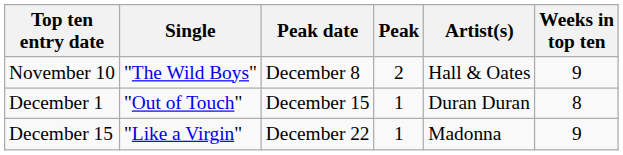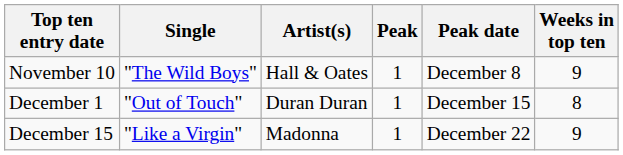columns swapped: (479, 30) <-> (318, 30)
(399, 72) 2 -> (397, 72) 1
